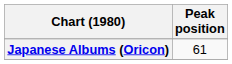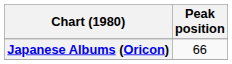(200, 49) 61 -> (200, 49) 66
